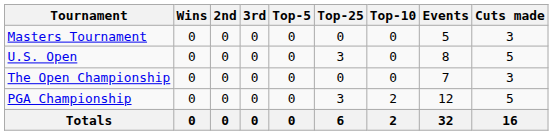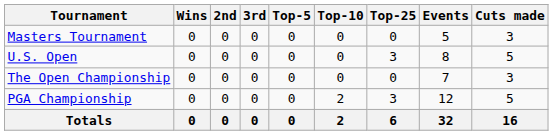columns swapped: (393, 15) <-> (340, 15)
